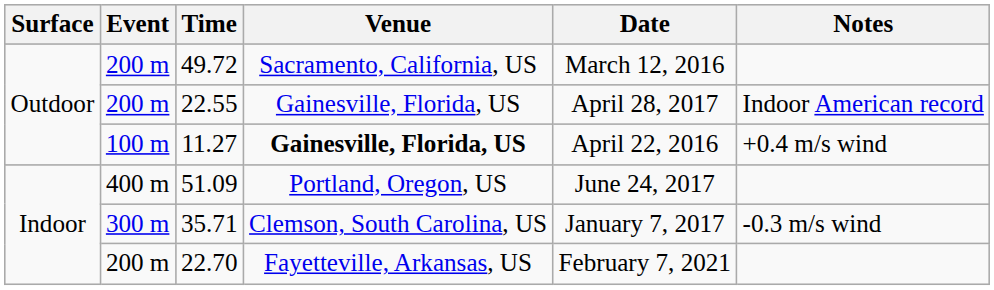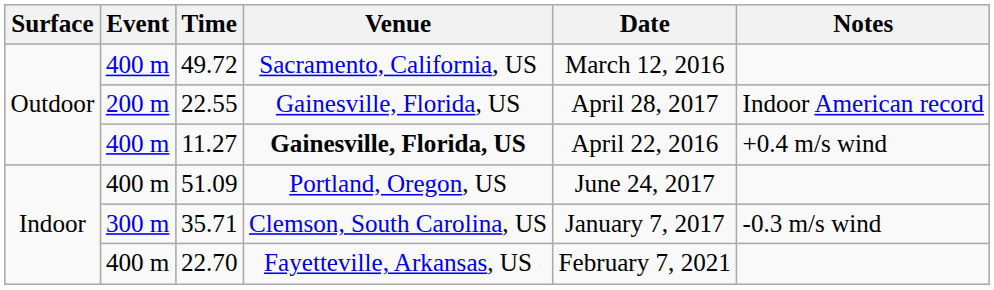(138, 64) 200 m -> (138, 64) 400 m
(138, 143) 100 m -> (138, 143) 400 m
(138, 263) 200 m -> (138, 263) 400 m
